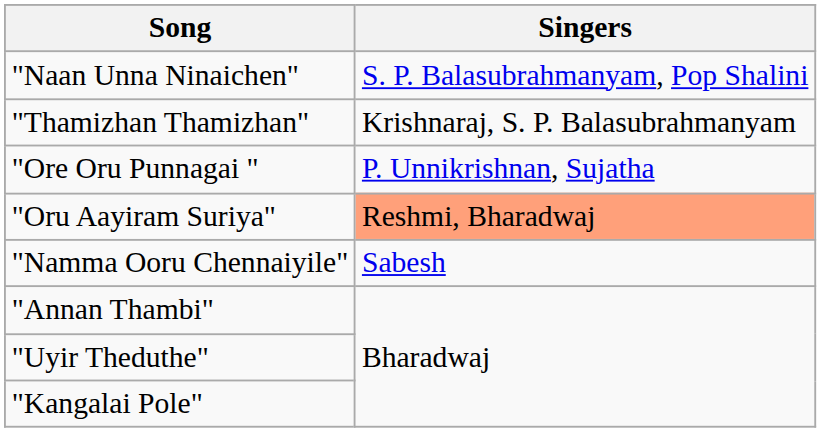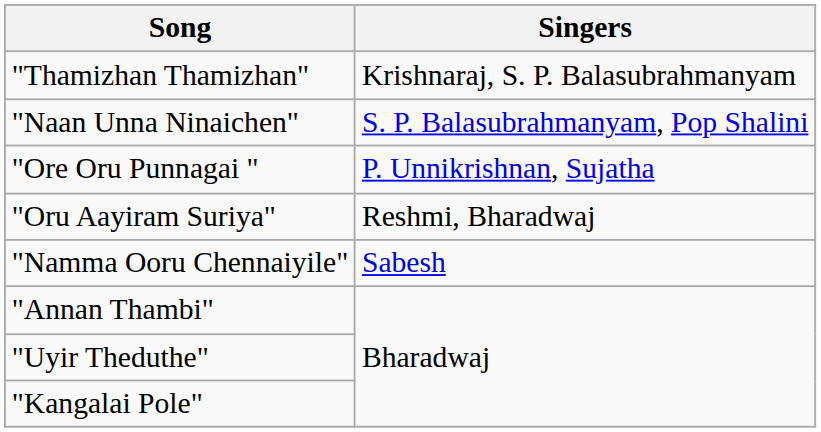rows swapped: (155, 74) <-> (160, 121)
(479, 215) lightsalmon background -> (479, 215) no background
